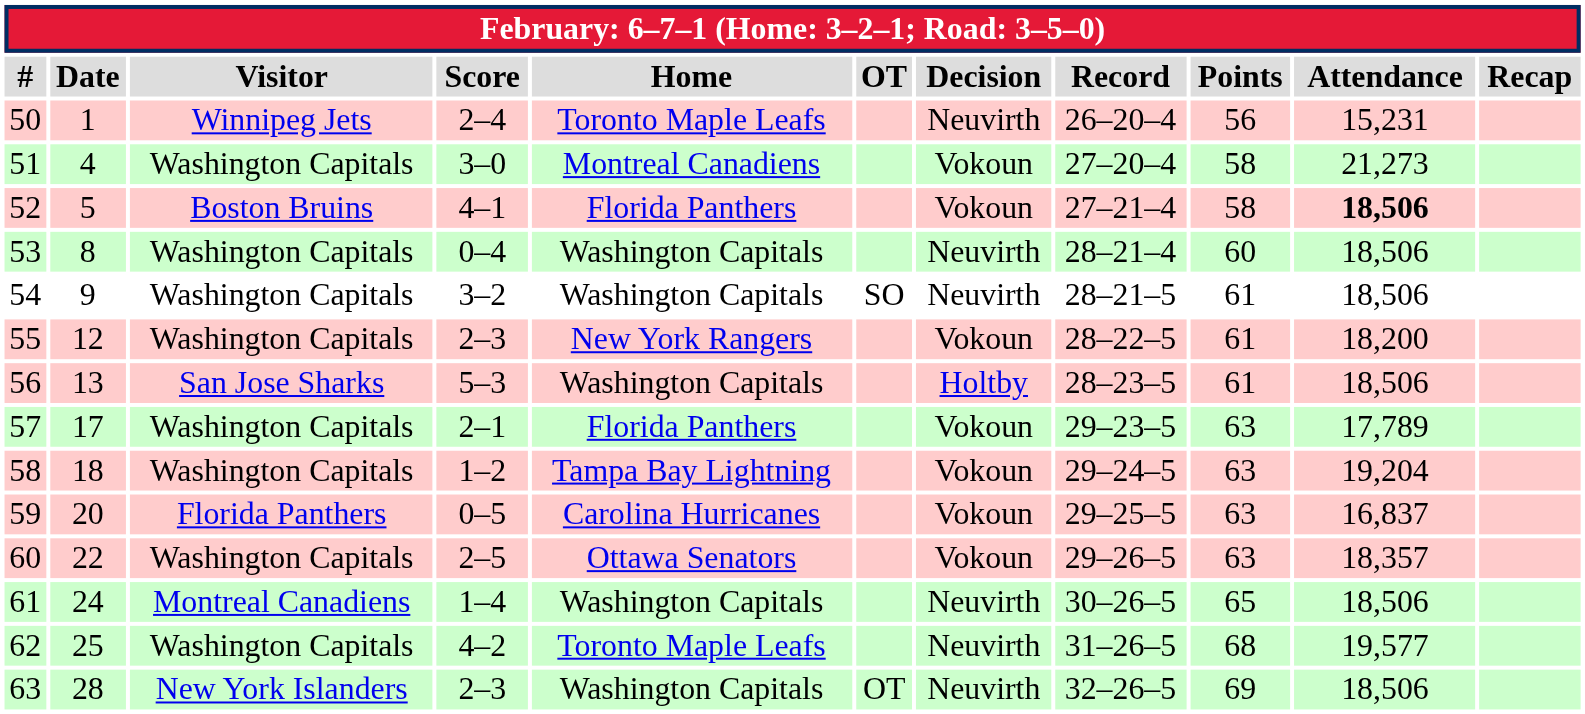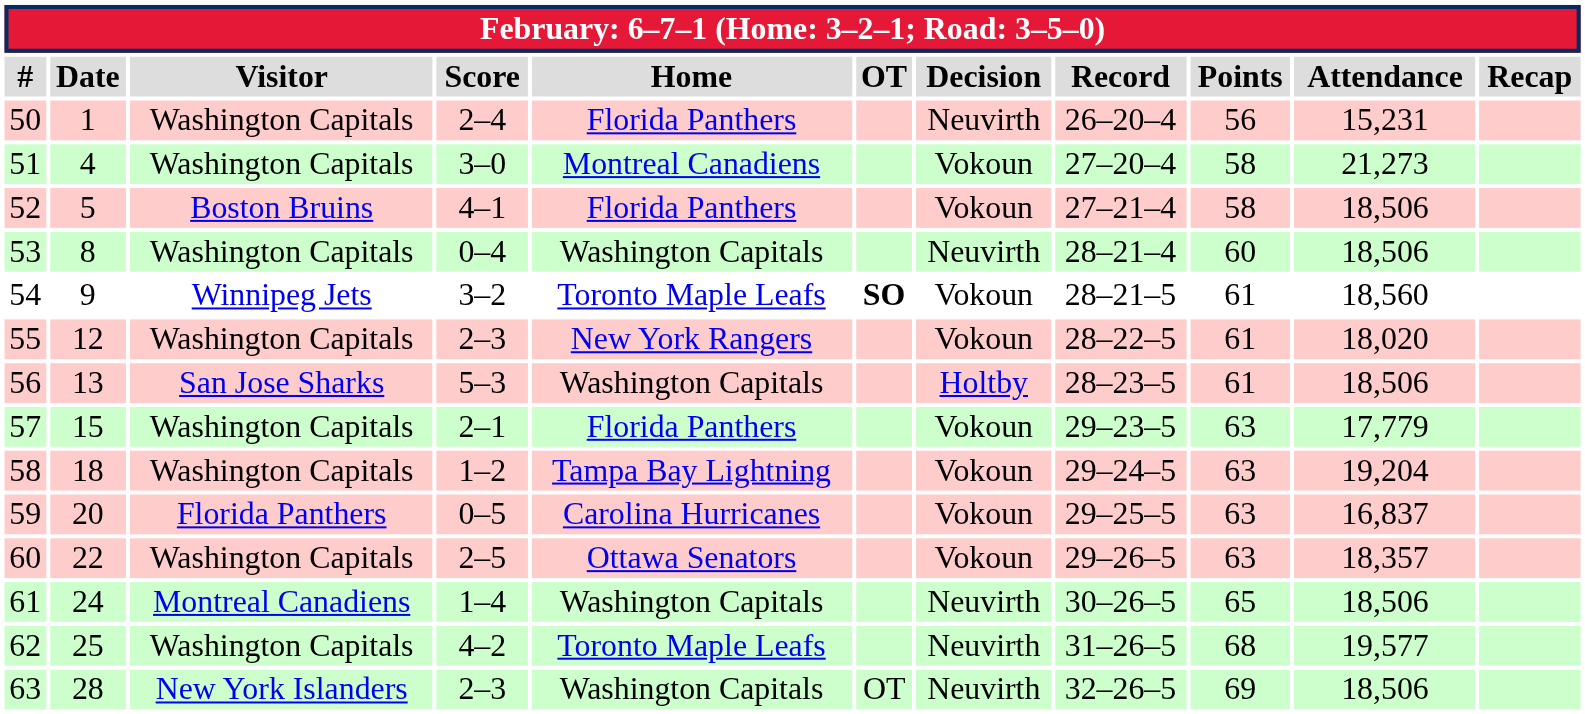(282, 119) Winnipeg Jets -> (282, 119) Washington Capitals
(692, 119) Toronto Maple Leafs -> (692, 119) Florida Panthers
(1385, 207) bold -> (1385, 207) normal
(282, 295) Washington Capitals -> (282, 295) Winnipeg Jets
(692, 295) Washington Capitals -> (692, 295) Toronto Maple Leafs
(884, 295) normal -> (884, 295) bold
(984, 295) Neuvirth -> (984, 295) Vokoun
(1385, 295) 18,506 -> (1385, 295) 18,560
(1385, 338) 18,200 -> (1385, 338) 18,020
(88, 426) 17 -> (88, 426) 15
(1385, 426) 17,789 -> (1385, 426) 17,779
